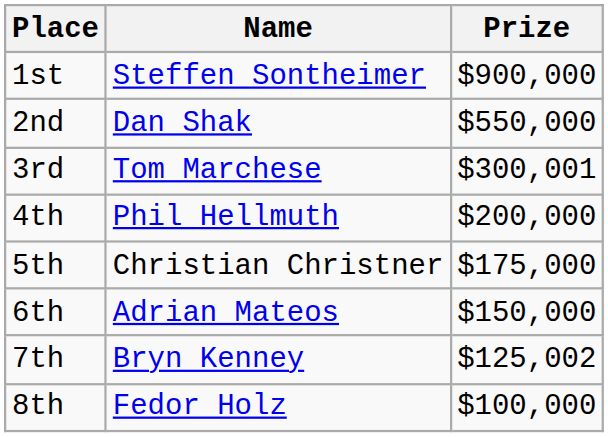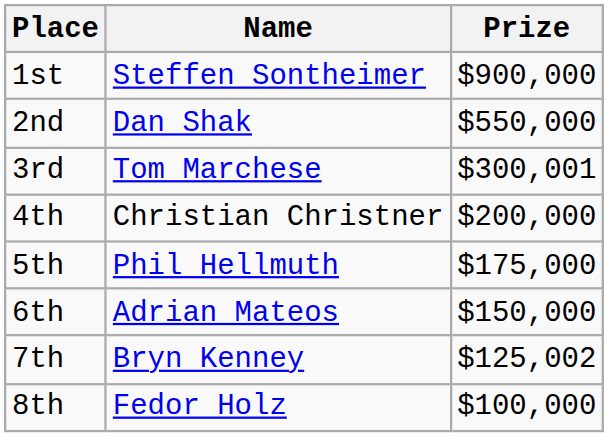(226, 218) Phil Hellmuth -> (278, 218) Christian Christner
(278, 265) Christian Christner -> (226, 265) Phil Hellmuth
